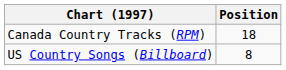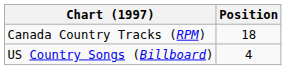(249, 54) 8 -> (249, 54) 4
